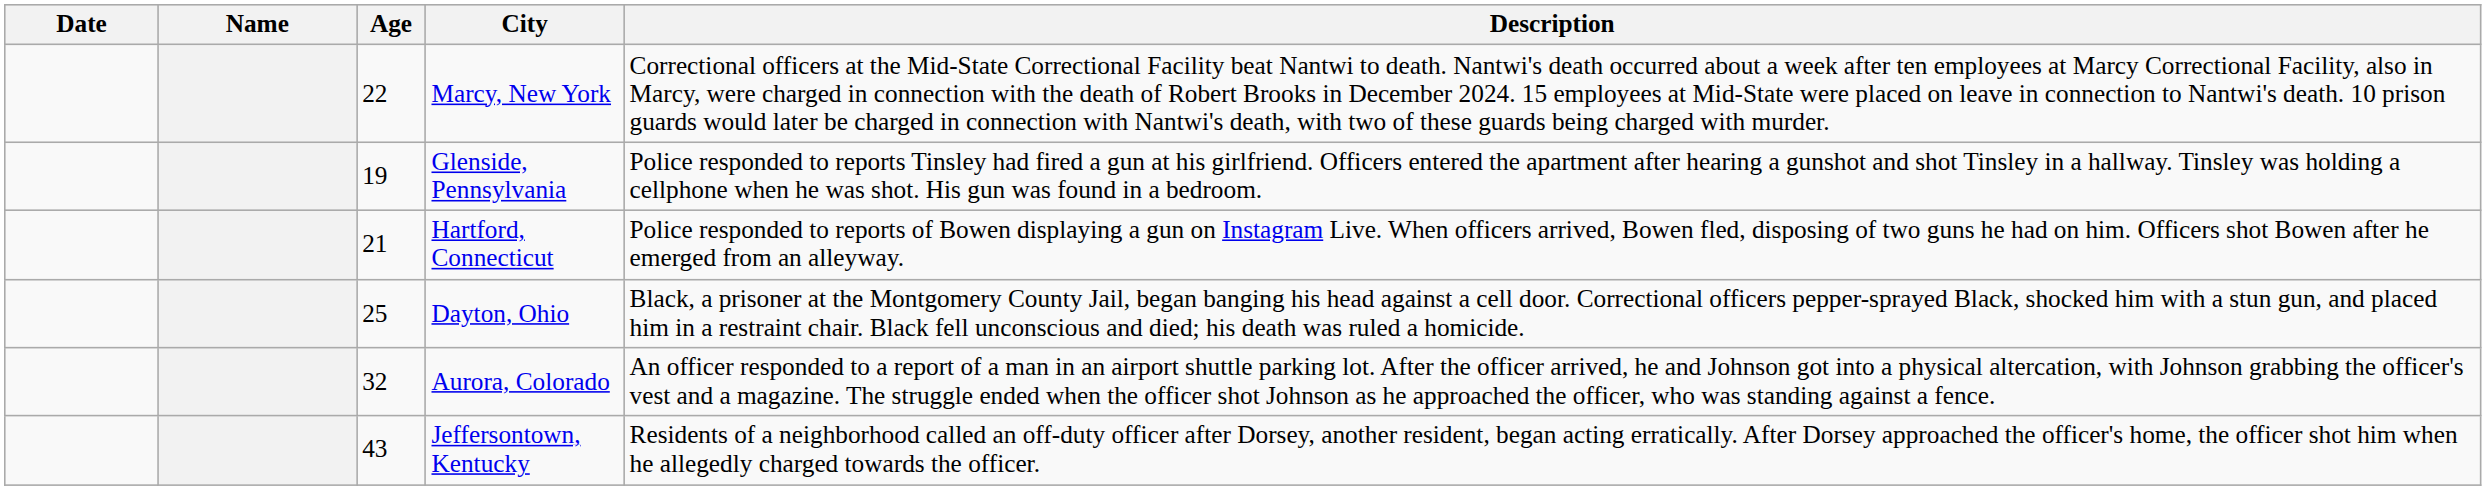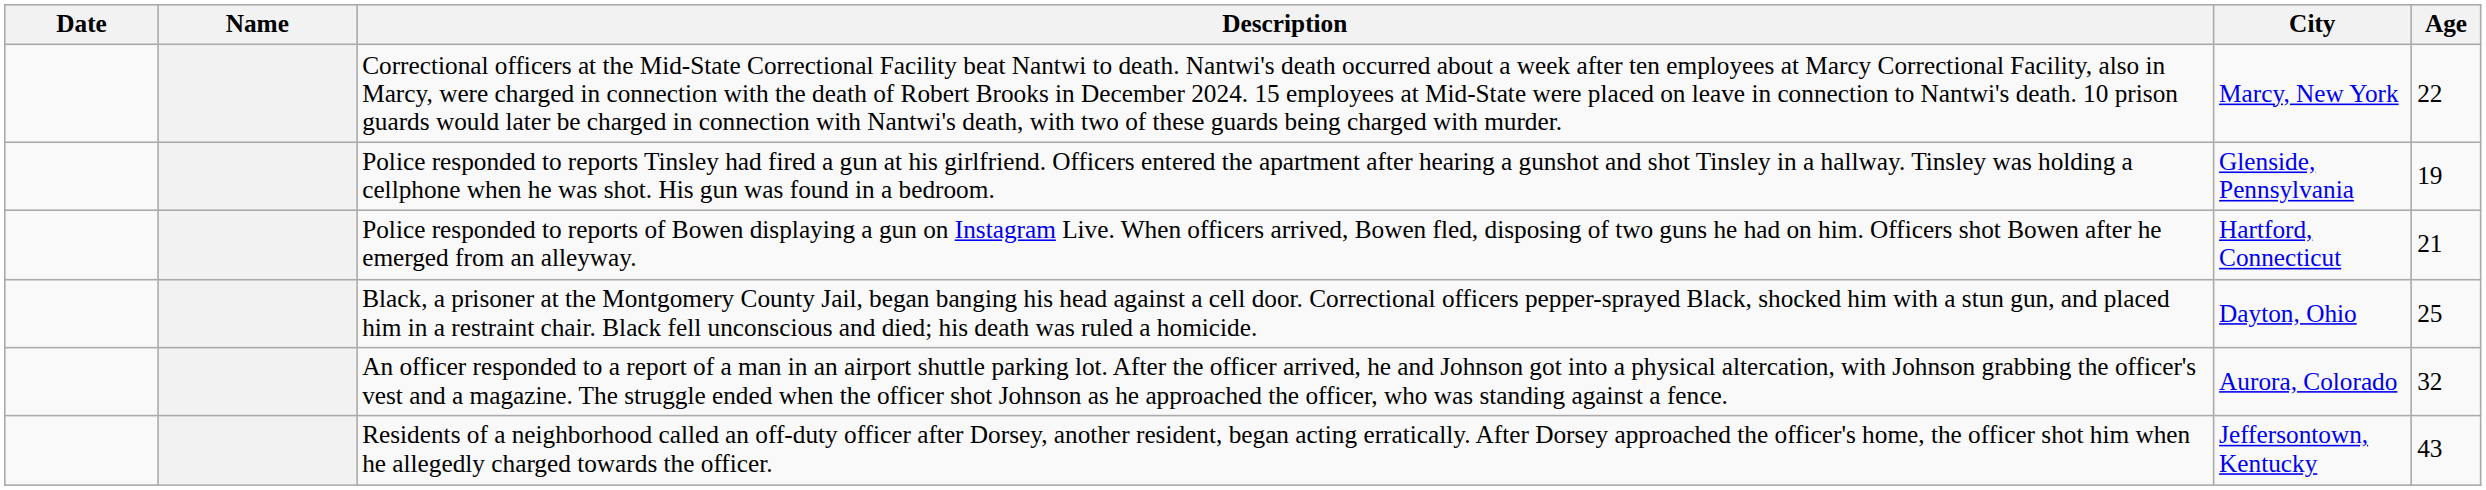columns swapped: (391, 24) <-> (1552, 24)
